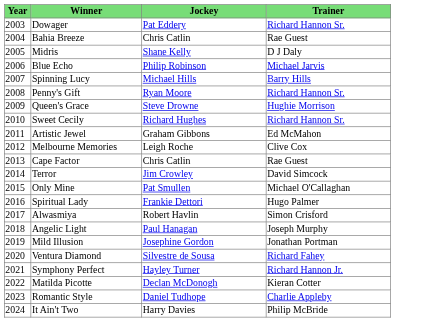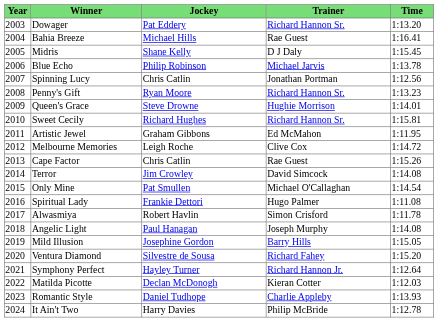+ column: (412, 11)
(167, 38) Chris Catlin -> (169, 38) Michael Hills
(169, 79) Michael Hills -> (167, 79) Chris Catlin
(289, 79) Barry Hills -> (302, 79) Jonathan Portman
(302, 242) Jonathan Portman -> (289, 242) Barry Hills
